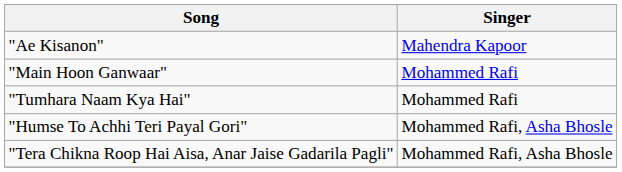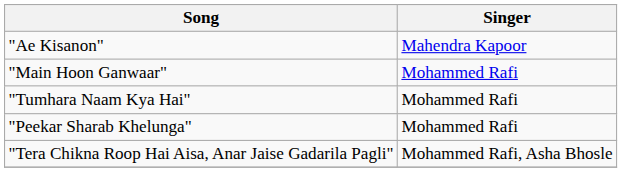+ row: (100, 126)
- row: (128, 126)
